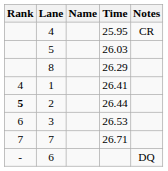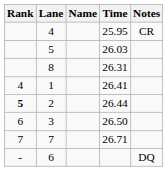(115, 67) 26.29 -> (115, 67) 26.31
(115, 121) 26.53 -> (115, 121) 26.50
